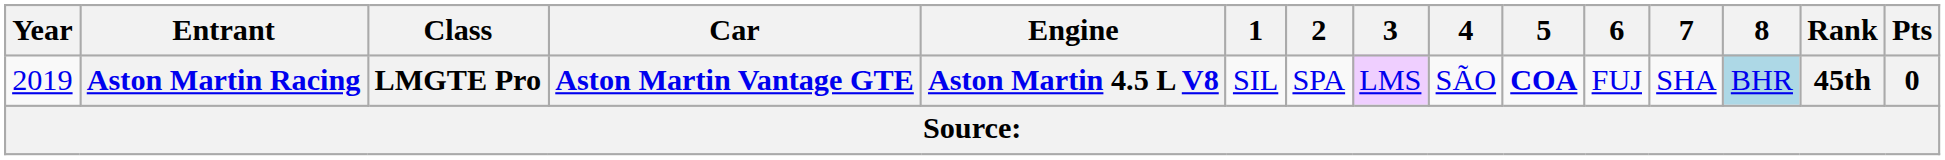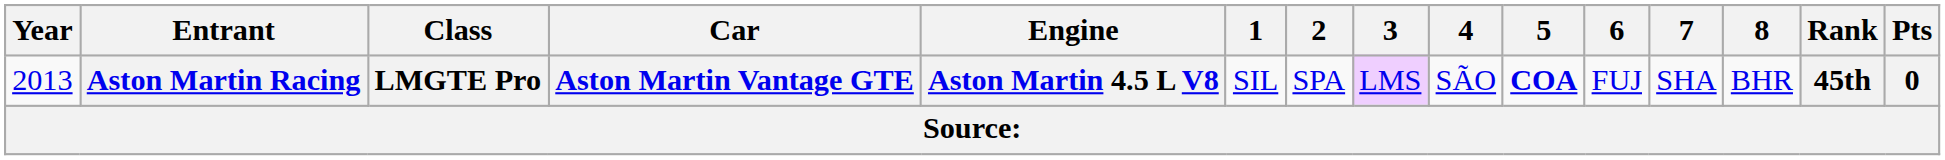(42, 79) 2019 -> (42, 79) 2013
(1762, 79) lightblue background -> (1762, 79) no background
